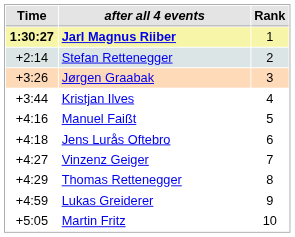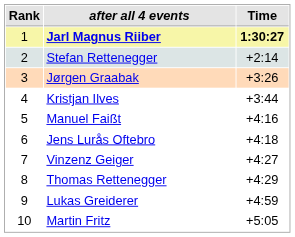columns swapped: (270, 16) <-> (32, 16)
